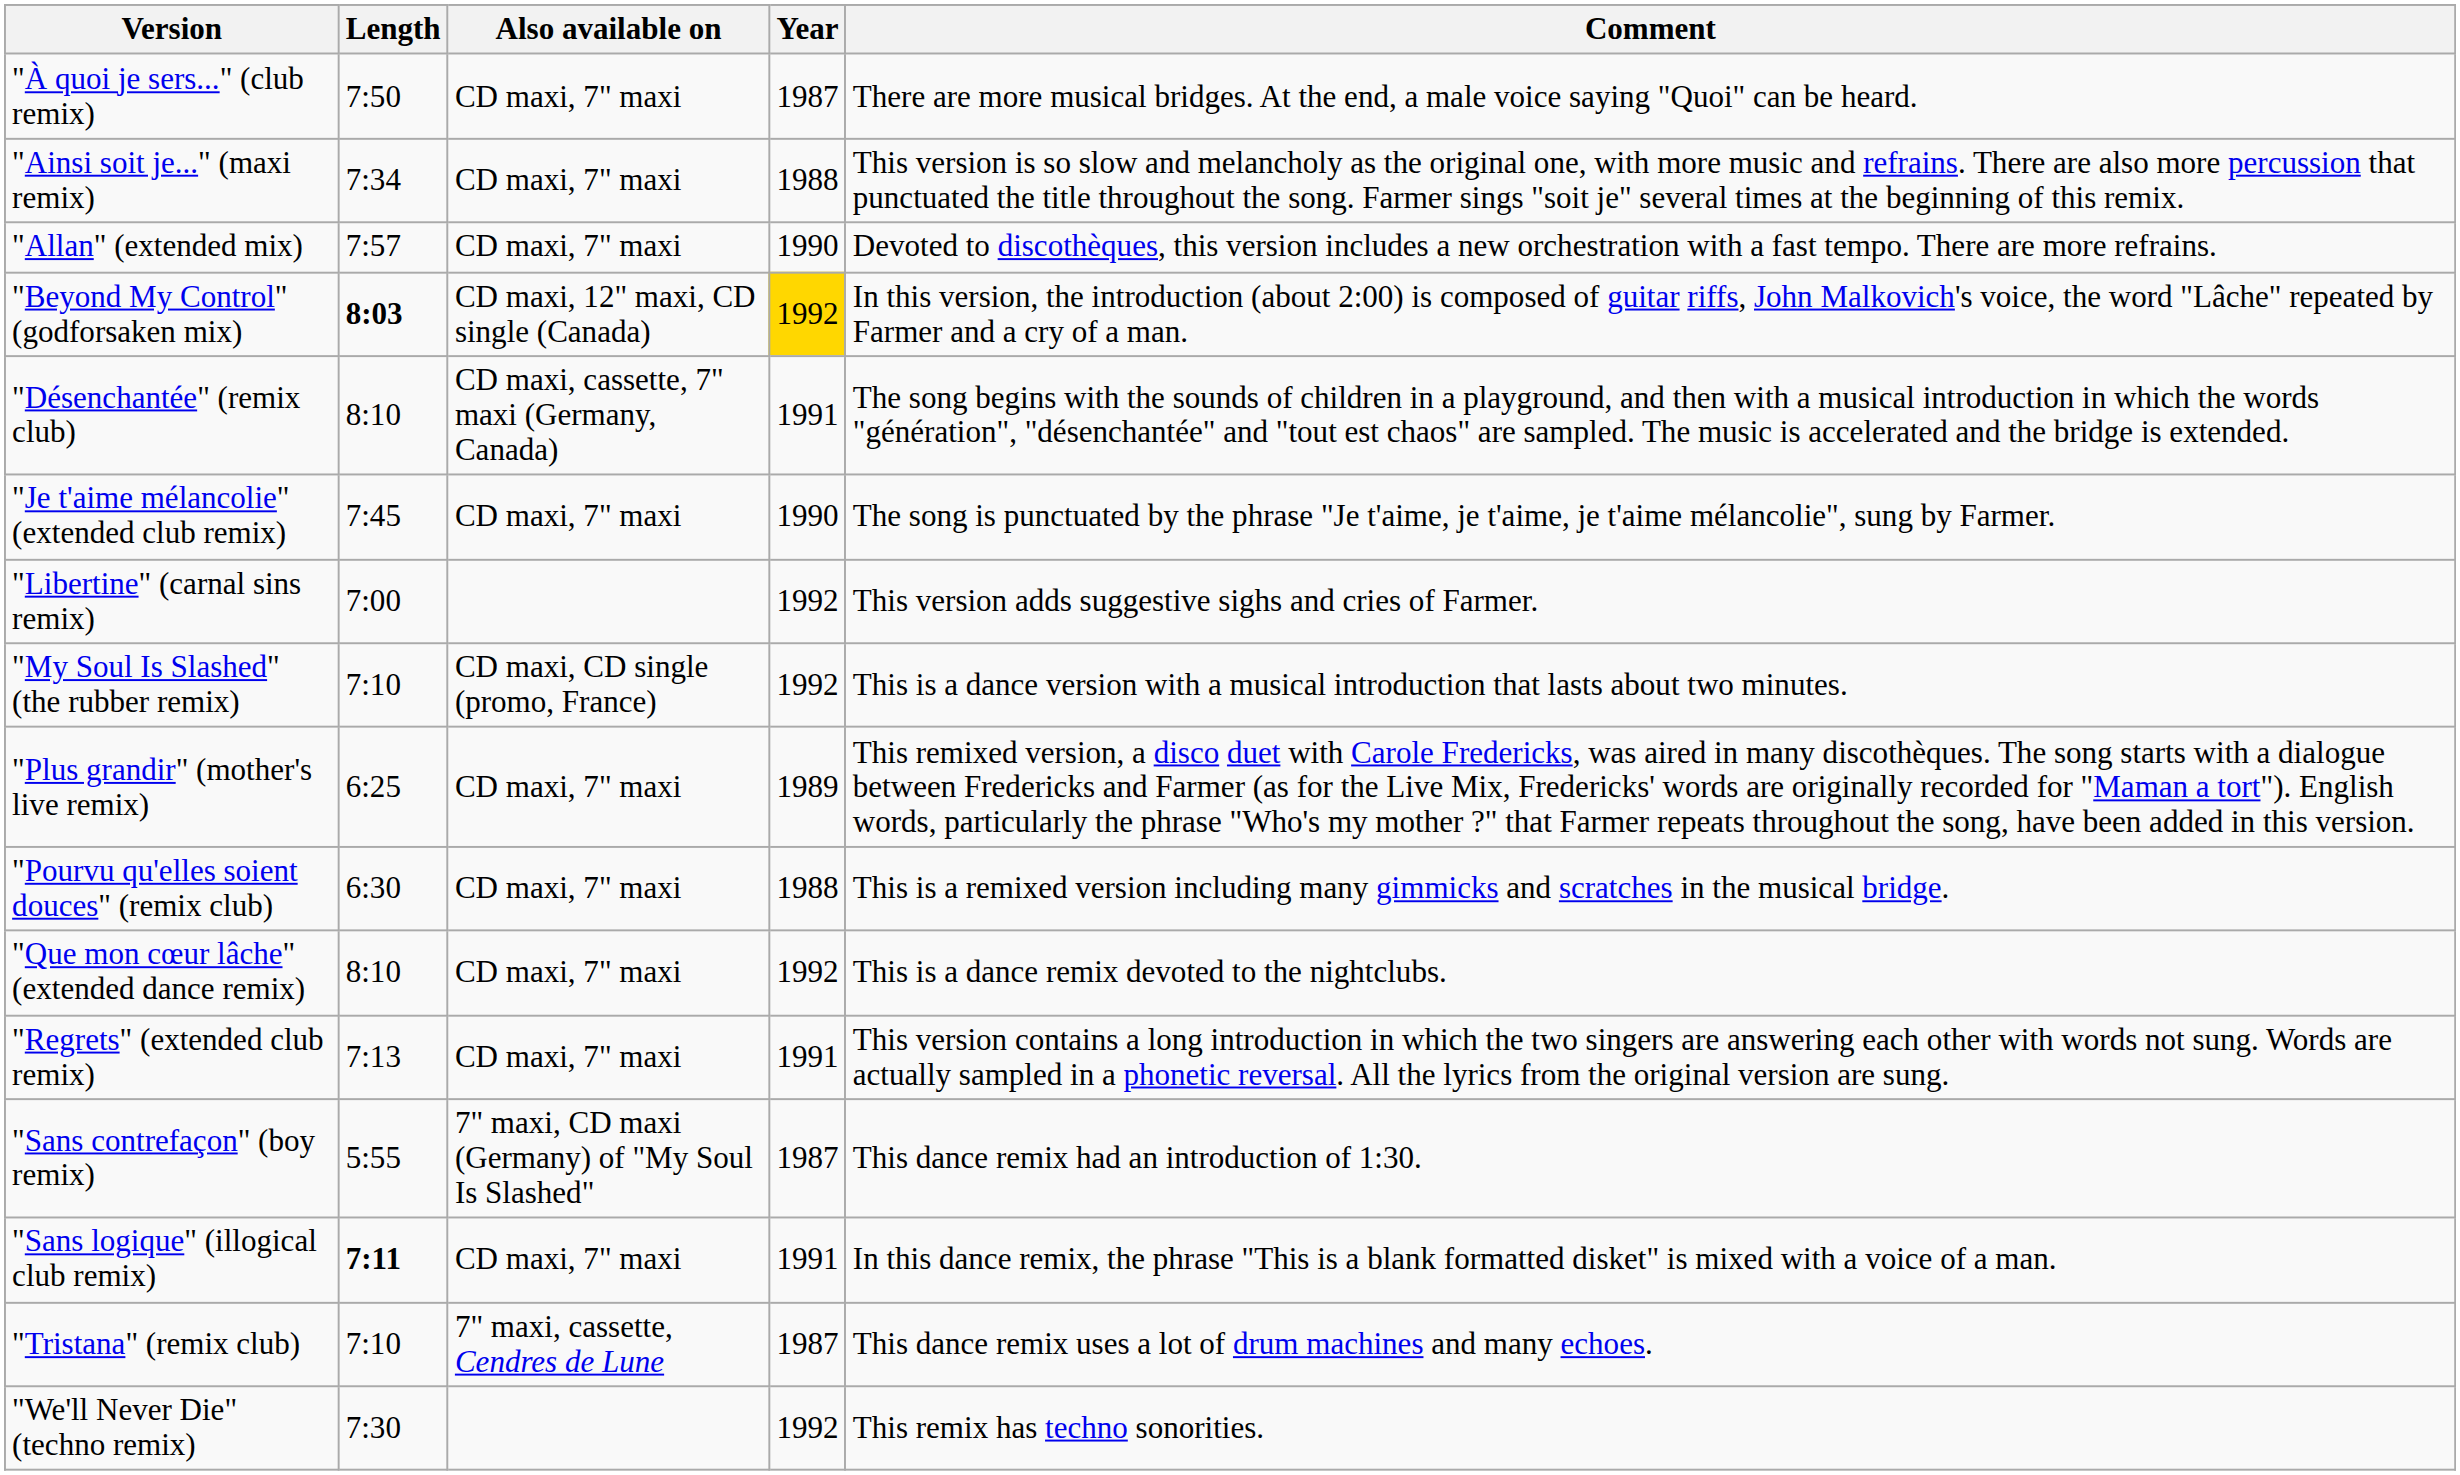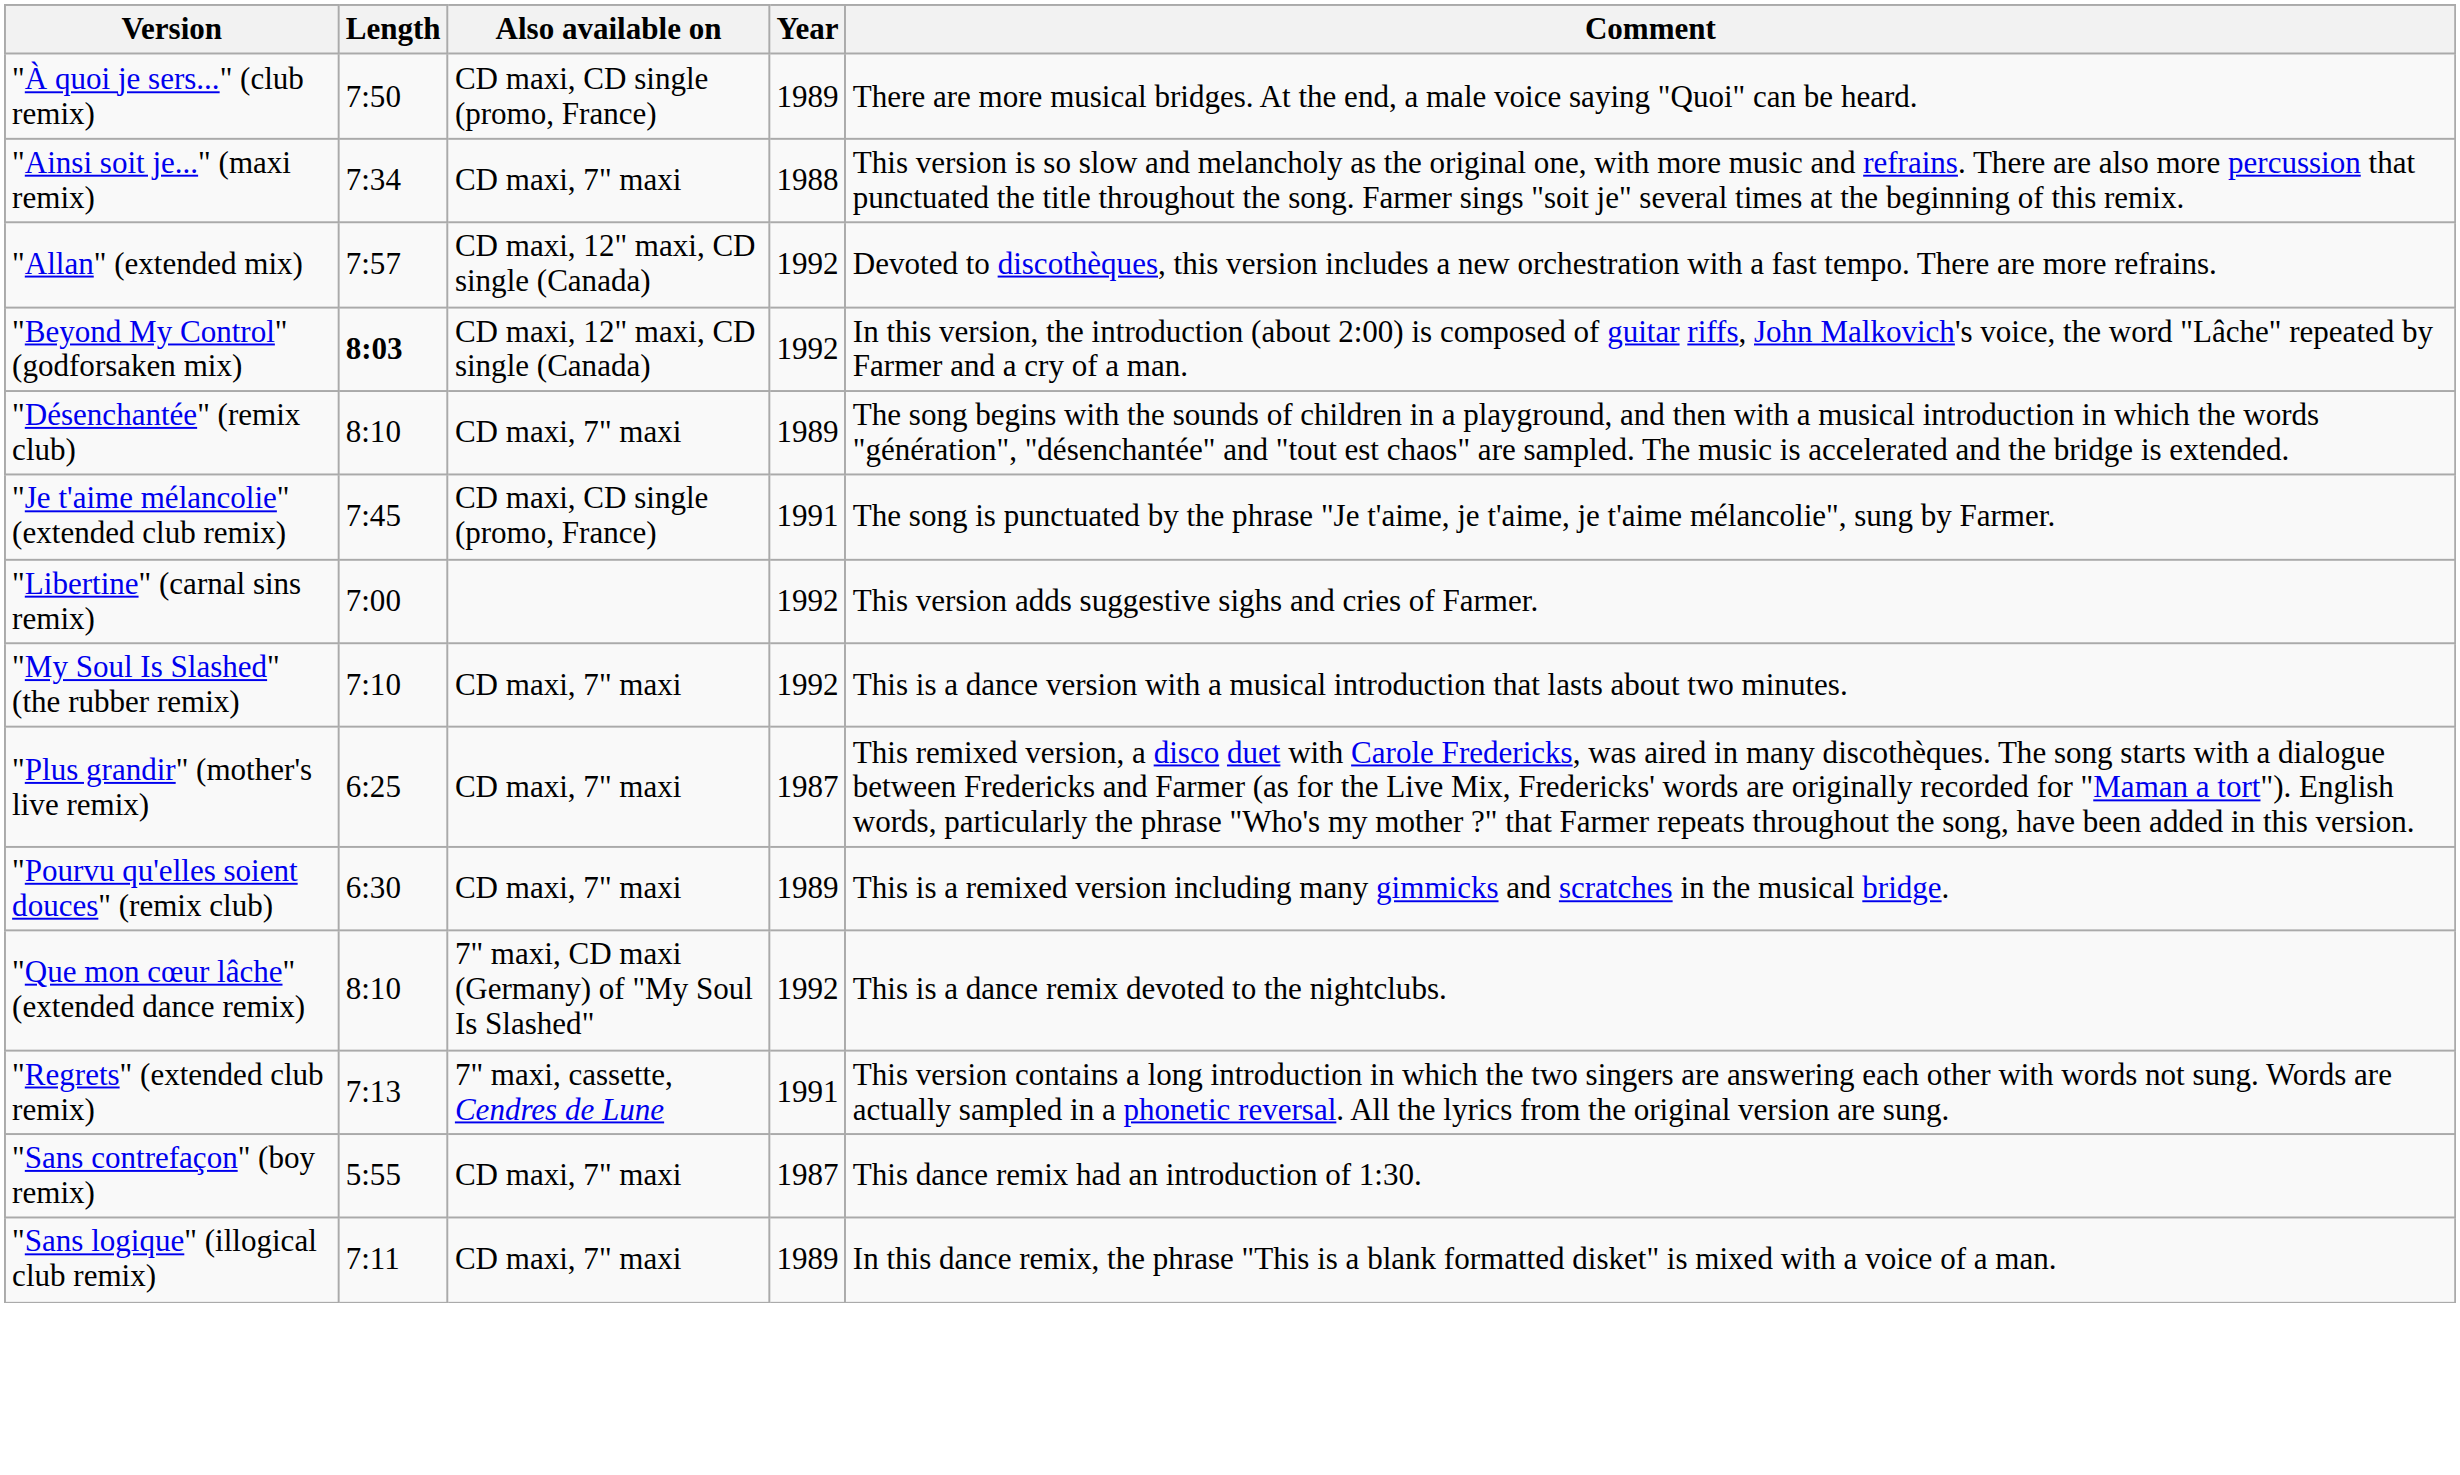(568, 95) CD maxi, 7" maxi -> (582, 95) CD maxi, CD single (promo, France)
(807, 95) 1987 -> (807, 95) 1989
(568, 246) CD maxi, 7" maxi -> (605, 264) CD maxi, 12" maxi, CD single (Canada)
(807, 246) 1990 -> (807, 264) 1992
(807, 313) gold background -> (807, 348) no background
(589, 414) CD maxi, cassette, 7" maxi (Germany, Canada) -> (568, 432) CD maxi, 7" maxi
(807, 414) 1991 -> (807, 432) 1989
(568, 516) CD maxi, 7" maxi -> (582, 516) CD maxi, CD single (promo, France)
(807, 516) 1990 -> (807, 516) 1991
(582, 684) CD maxi, CD single (promo, France) -> (568, 684) CD maxi, 7" maxi
(807, 786) 1989 -> (807, 786) 1987
(807, 888) 1988 -> (807, 888) 1989
(568, 972) CD maxi, 7" maxi -> (604, 989) 7" maxi, CD maxi (Germany) of "My Soul Is Slashed"
(568, 1056) CD maxi, 7" maxi -> (564, 1091) 7" maxi, cassette, Cendres de Lune
(604, 1157) 7" maxi, CD maxi (Germany) of "My Soul Is Slashed" -> (568, 1175) CD maxi, 7" maxi
(373, 1259) bold -> (373, 1259) normal
(807, 1259) 1991 -> (807, 1259) 1989
- row: (156, 1343)
- row: (125, 1427)
